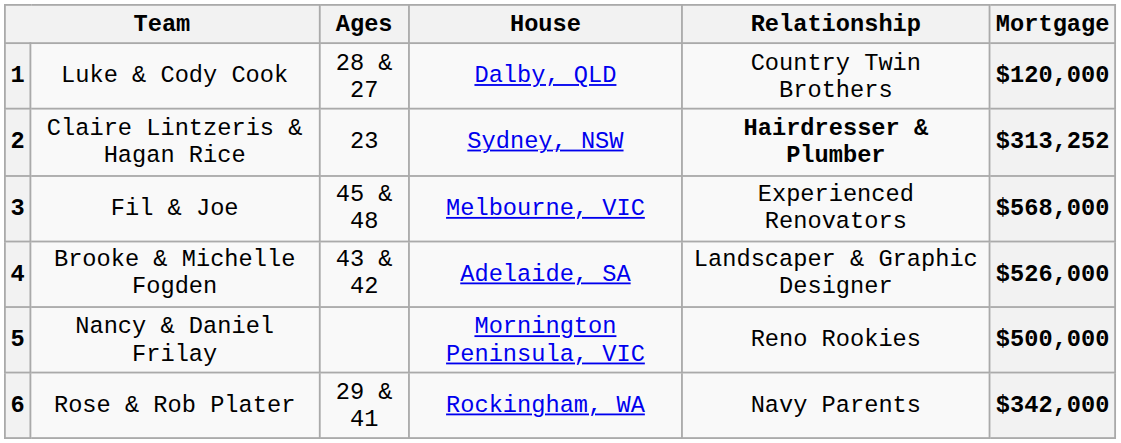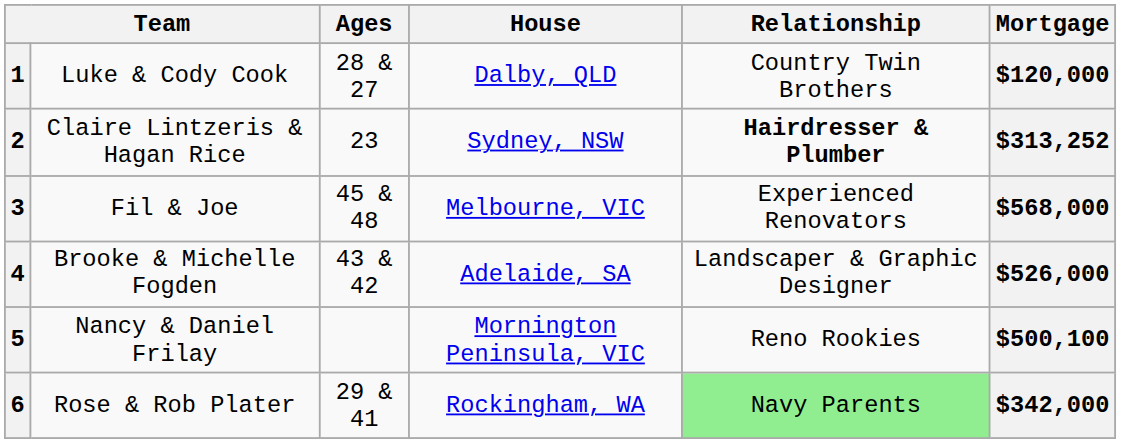(1053, 340) $500,000 -> (1053, 340) $500,100
(836, 406) no background -> (836, 406) lightgreen background
